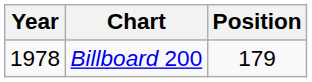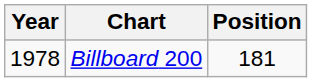(257, 58) 179 -> (257, 58) 181
